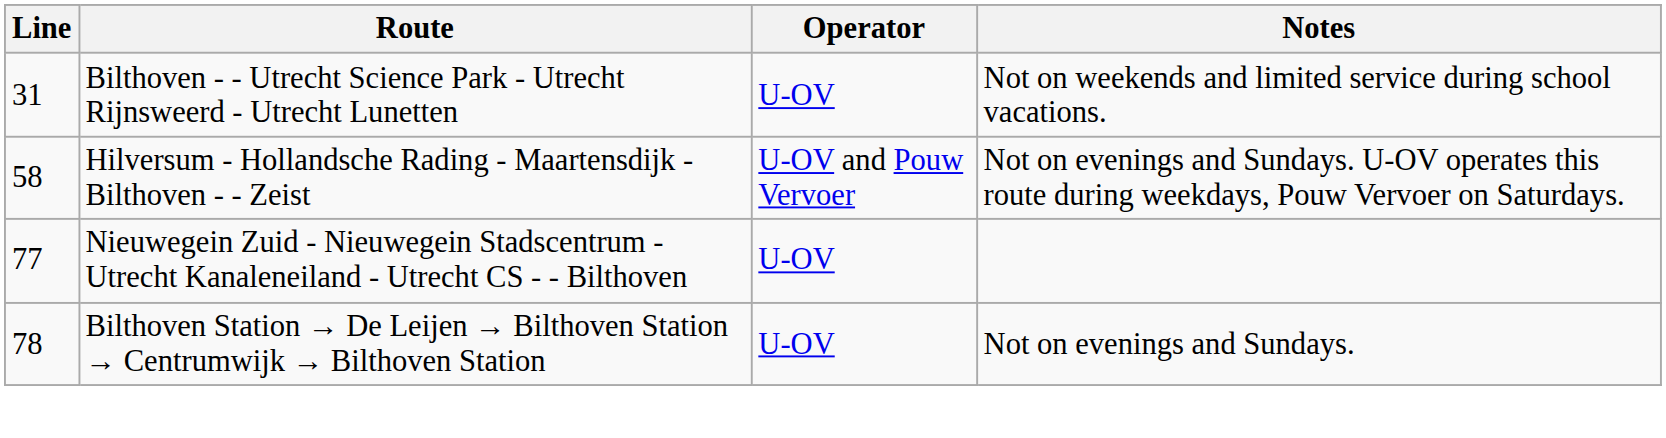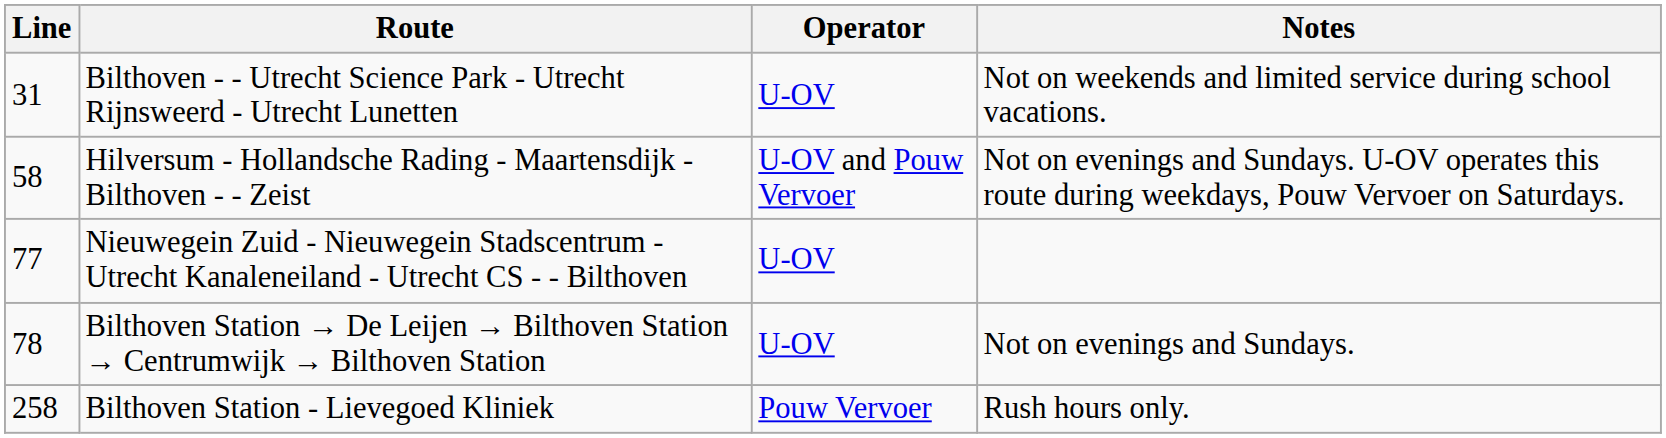+ row: (320, 408)
